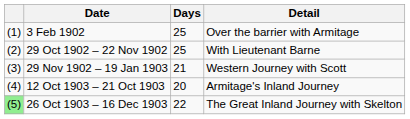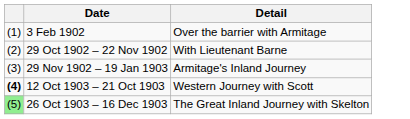- column: (187, 13)
(276, 68) Western Journey with Scott -> (240, 68) Armitage's Inland Journey
(14, 86) normal -> (14, 86) bold
(273, 86) Armitage's Inland Journey -> (243, 86) Western Journey with Scott
